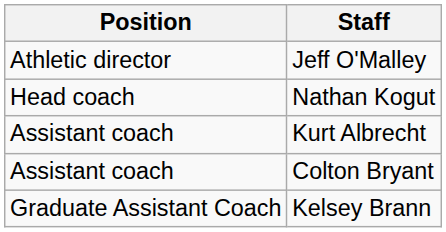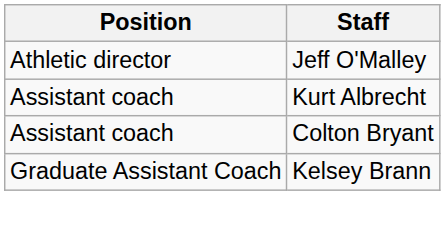- row: (364, 97)
